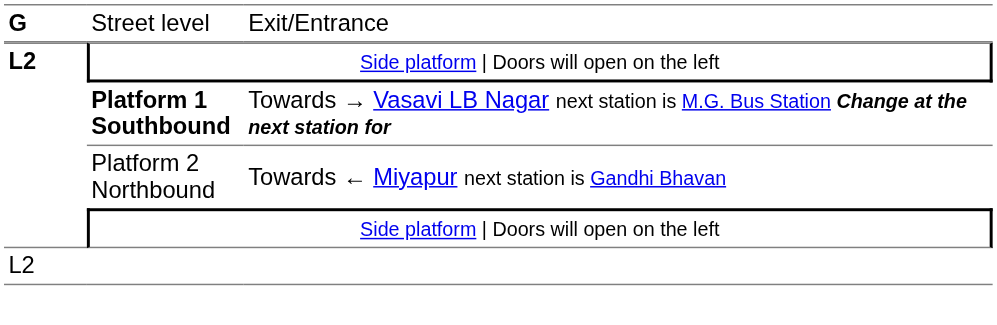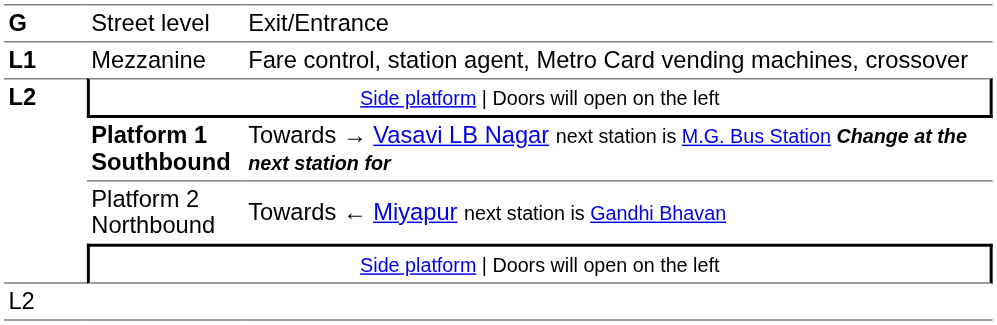+ row: (149, 60)
